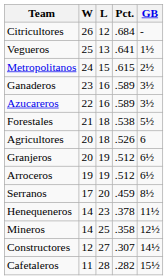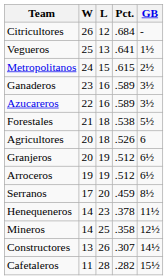(87, 247) 12 -> (87, 247) 13
(104, 247) 27 -> (104, 247) 26
